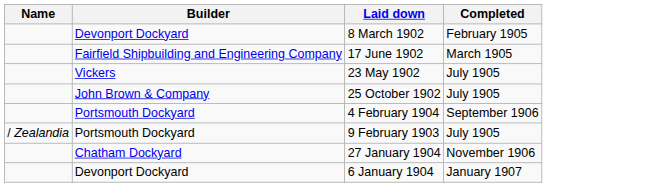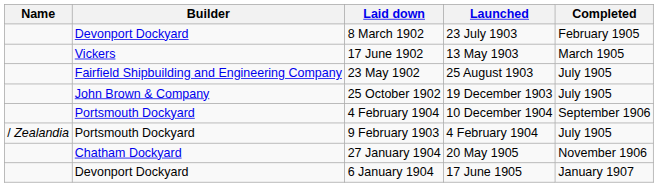+ column: (499, 14)
(208, 53) Fairfield Shipbuilding and Engineering Company -> (95, 53) Vickers
(95, 73) Vickers -> (208, 73) Fairfield Shipbuilding and Engineering Company
